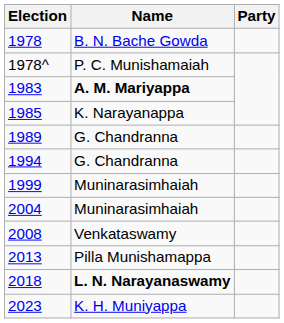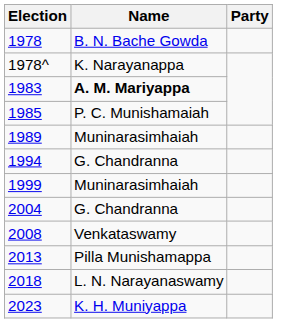(142, 64) P. C. Munishamaiah -> (129, 64) K. Narayanappa
(129, 112) K. Narayanappa -> (142, 112) P. C. Munishamaiah
(126, 137) G. Chandranna -> (136, 137) Muninarasimhaiah
(136, 209) Muninarasimhaiah -> (126, 209) G. Chandranna
(152, 281) bold -> (149, 281) normal
